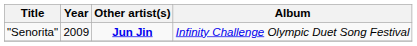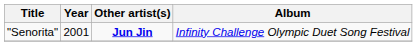(76, 31) 2009 -> (76, 31) 2001
